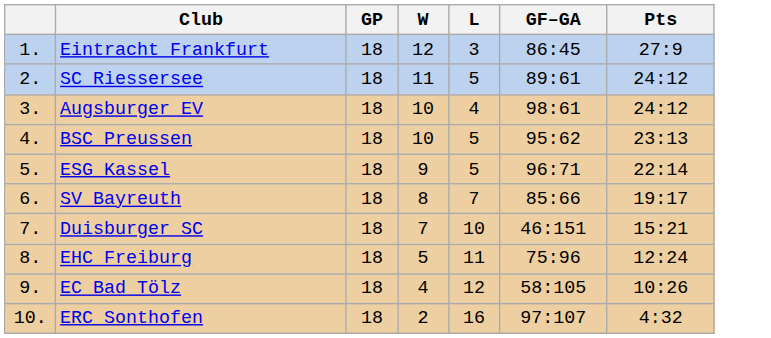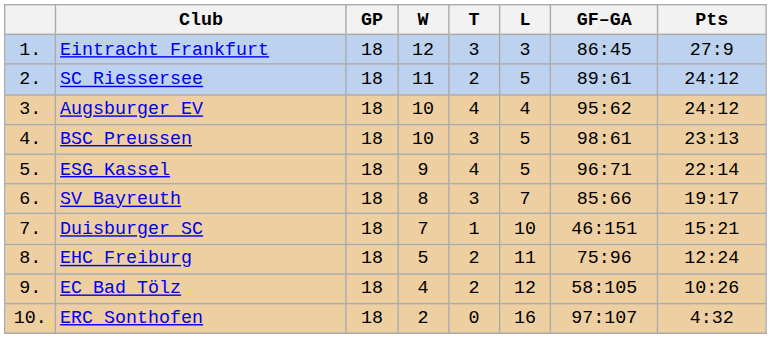+ column: (474, 20)
(553, 109) 98:61 -> (604, 109) 95:62
(553, 139) 95:62 -> (604, 139) 98:61
